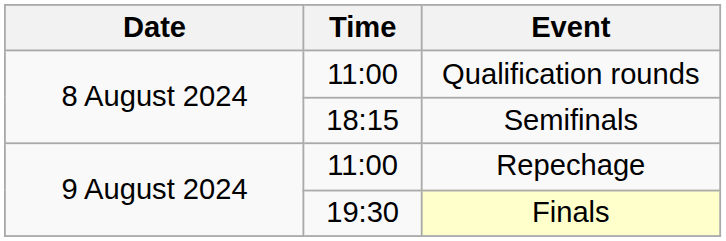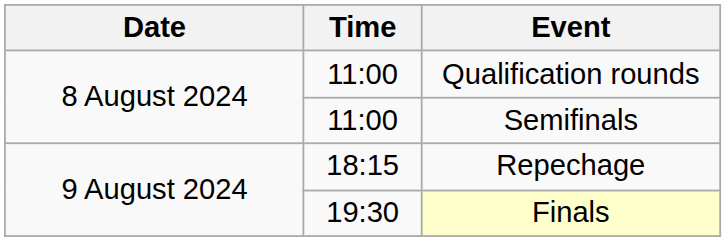(363, 119) 18:15 -> (363, 119) 11:00
(363, 166) 11:00 -> (363, 166) 18:15
